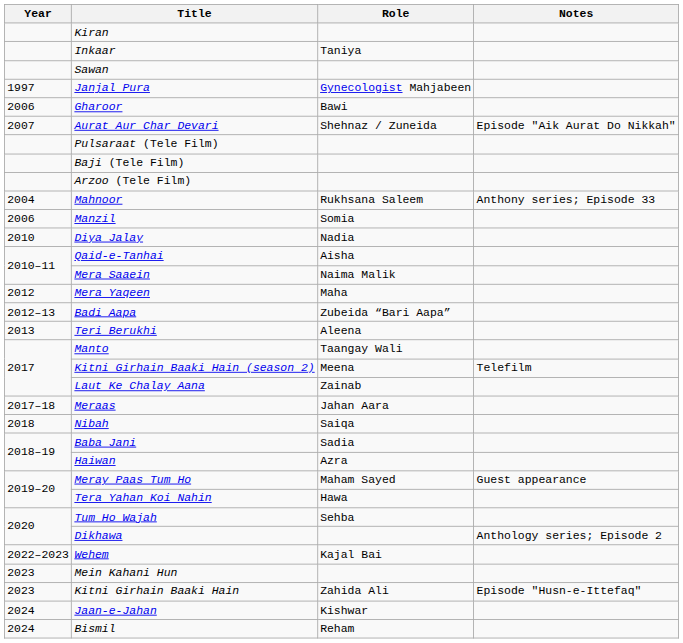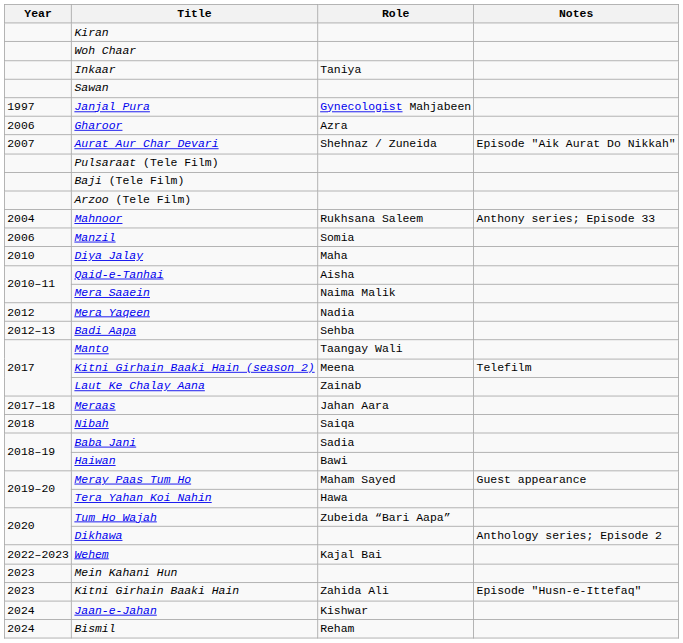+ row: (105, 51)
(334, 107) Bawi -> (334, 126) Azra
(337, 238) Nadia -> (334, 256) Maha
(334, 293) Maha -> (337, 312) Nadia
(385, 312) Zubeida “Bari Aapa” -> (337, 331) Sehba
- row: (116, 331)
(334, 461) Azra -> (334, 461) Bawi
(337, 517) Sehba -> (385, 517) Zubeida “Bari Aapa”
